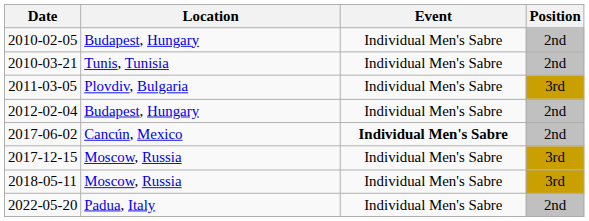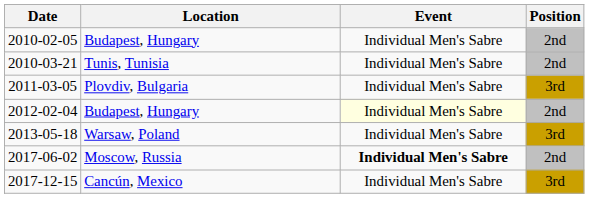(433, 110) no background -> (433, 110) lightyellow background
+ row: (43, 134)
(133, 134) Cancún, Mexico -> (133, 157) Moscow, Russia
(133, 157) Moscow, Russia -> (133, 181) Cancún, Mexico
- row: (43, 181)
- row: (43, 205)
